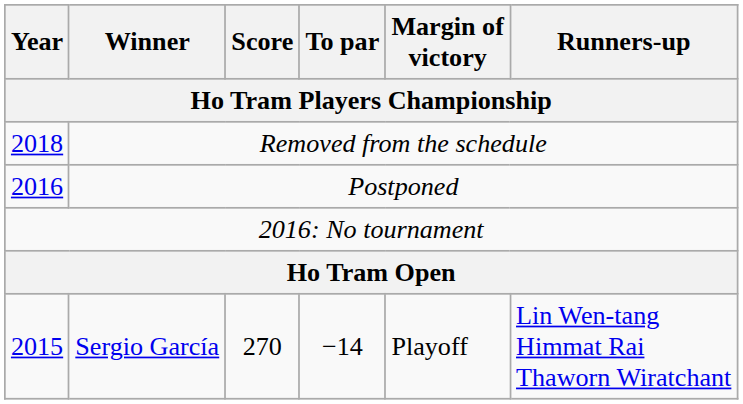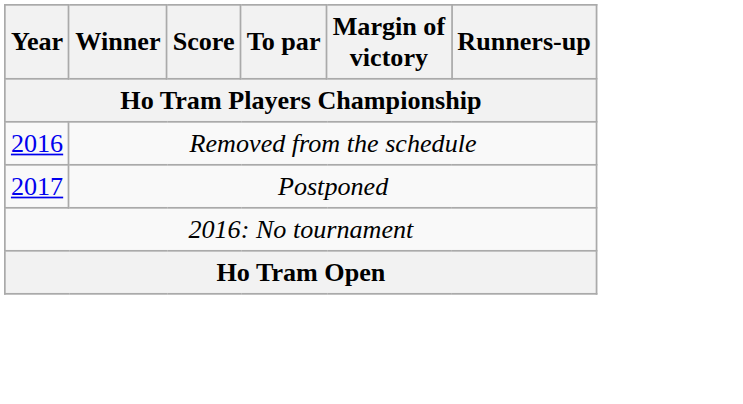(37, 143) 2018 -> (37, 143) 2016
(37, 186) 2016 -> (37, 186) 2017
- row: (147, 346)
